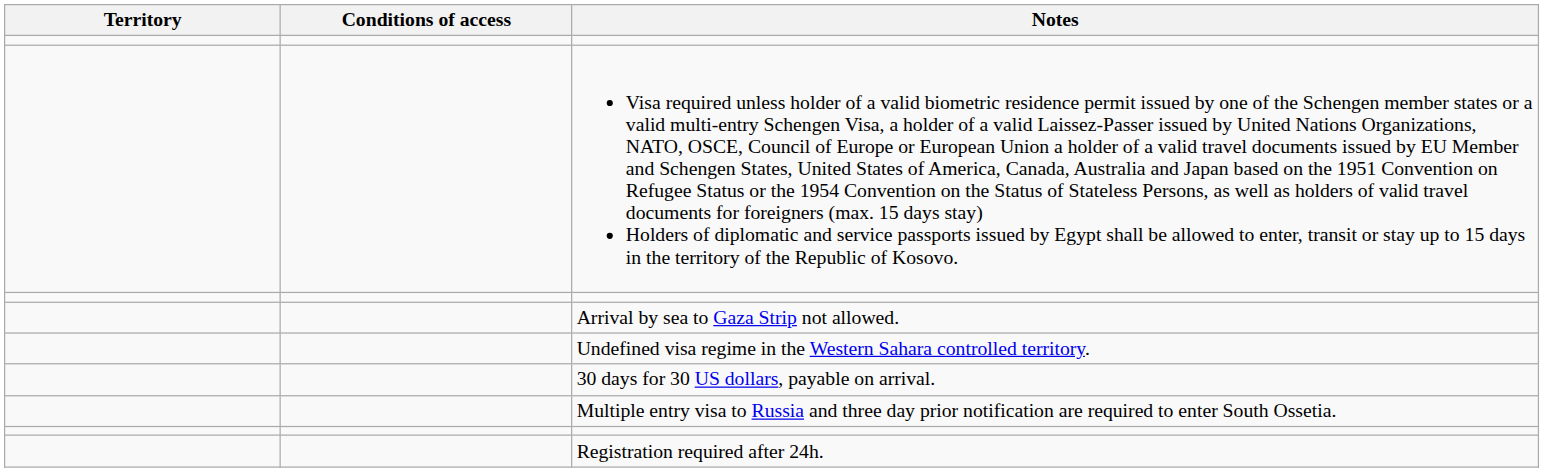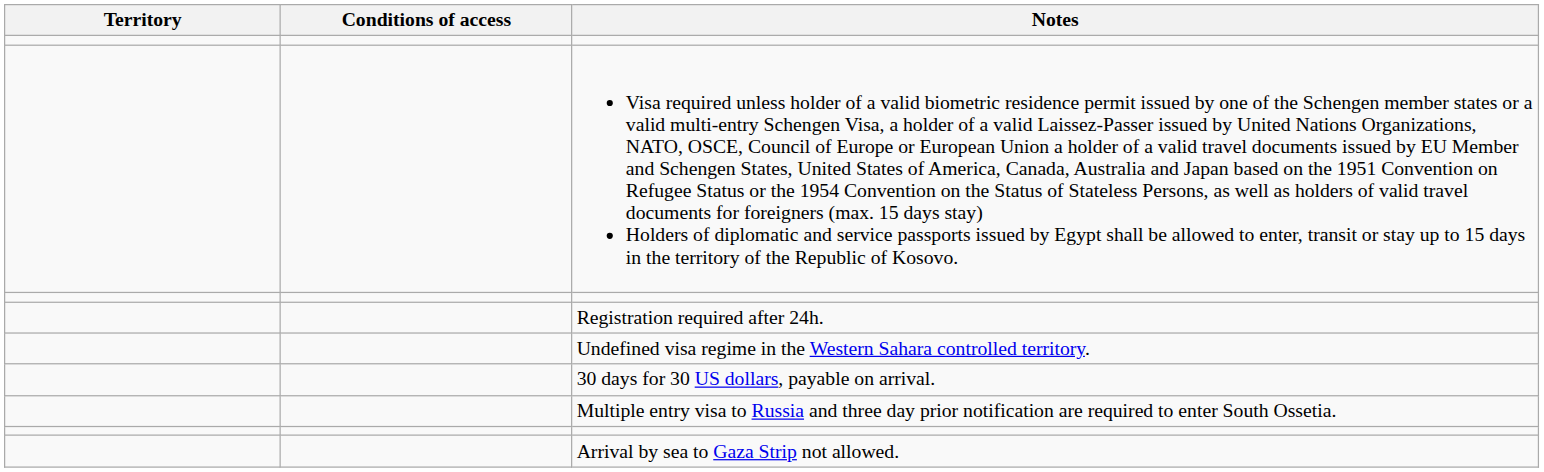rows swapped: (143, 317) <-> (143, 451)
